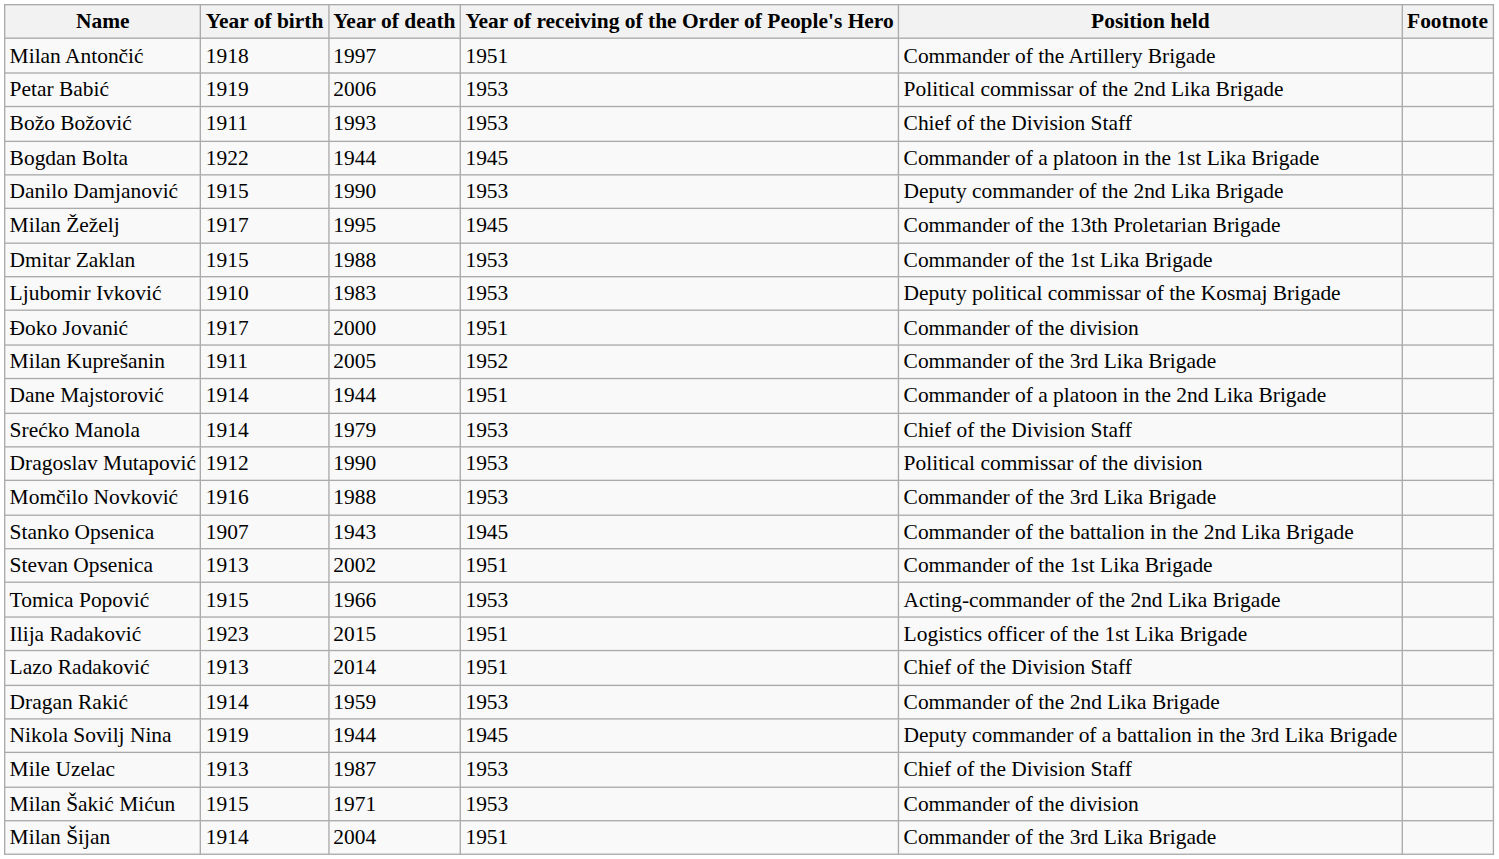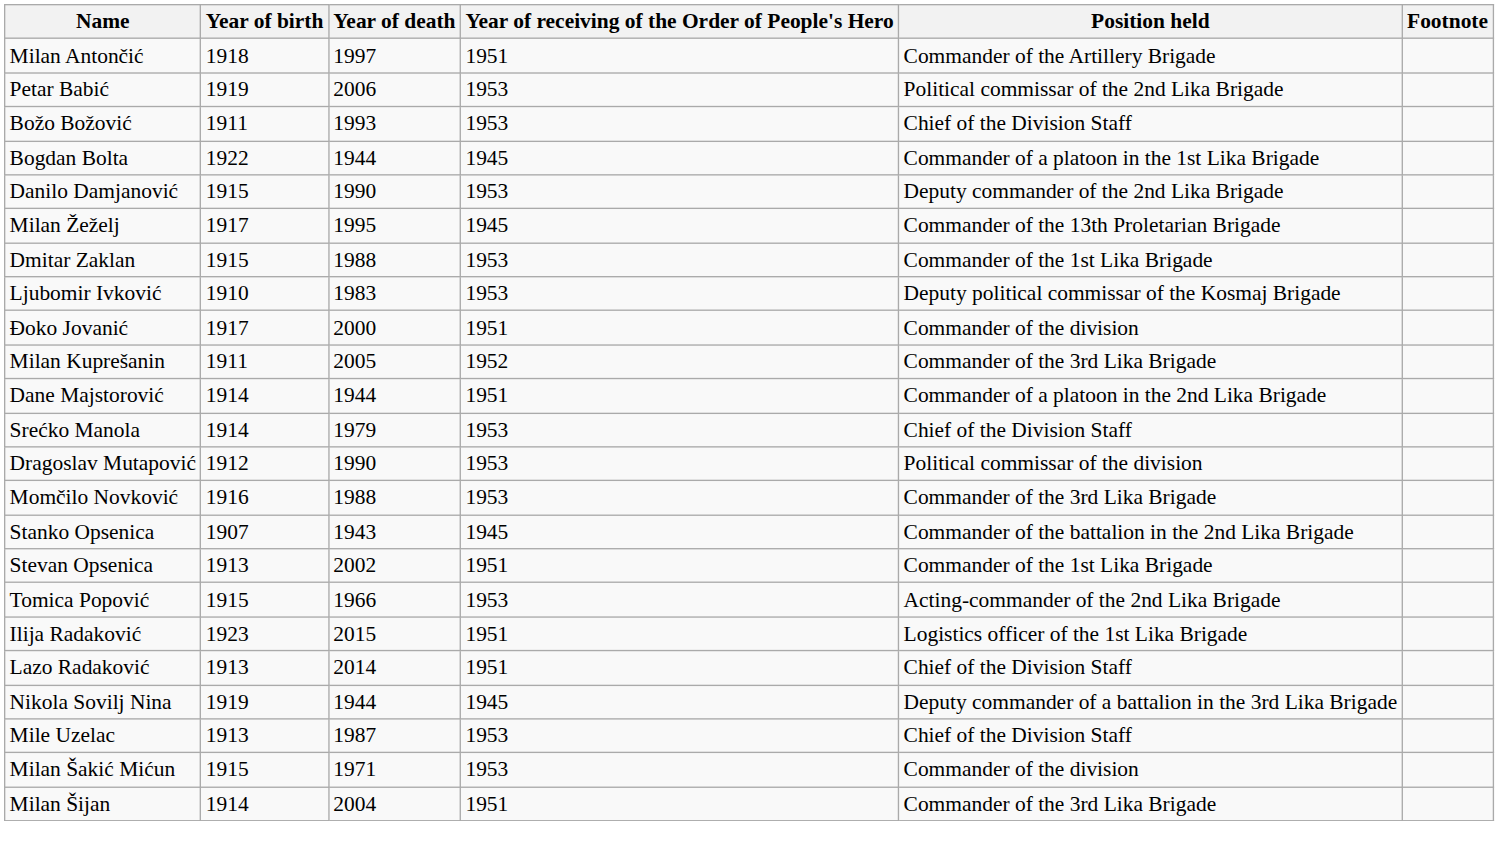- row: (69, 701)
